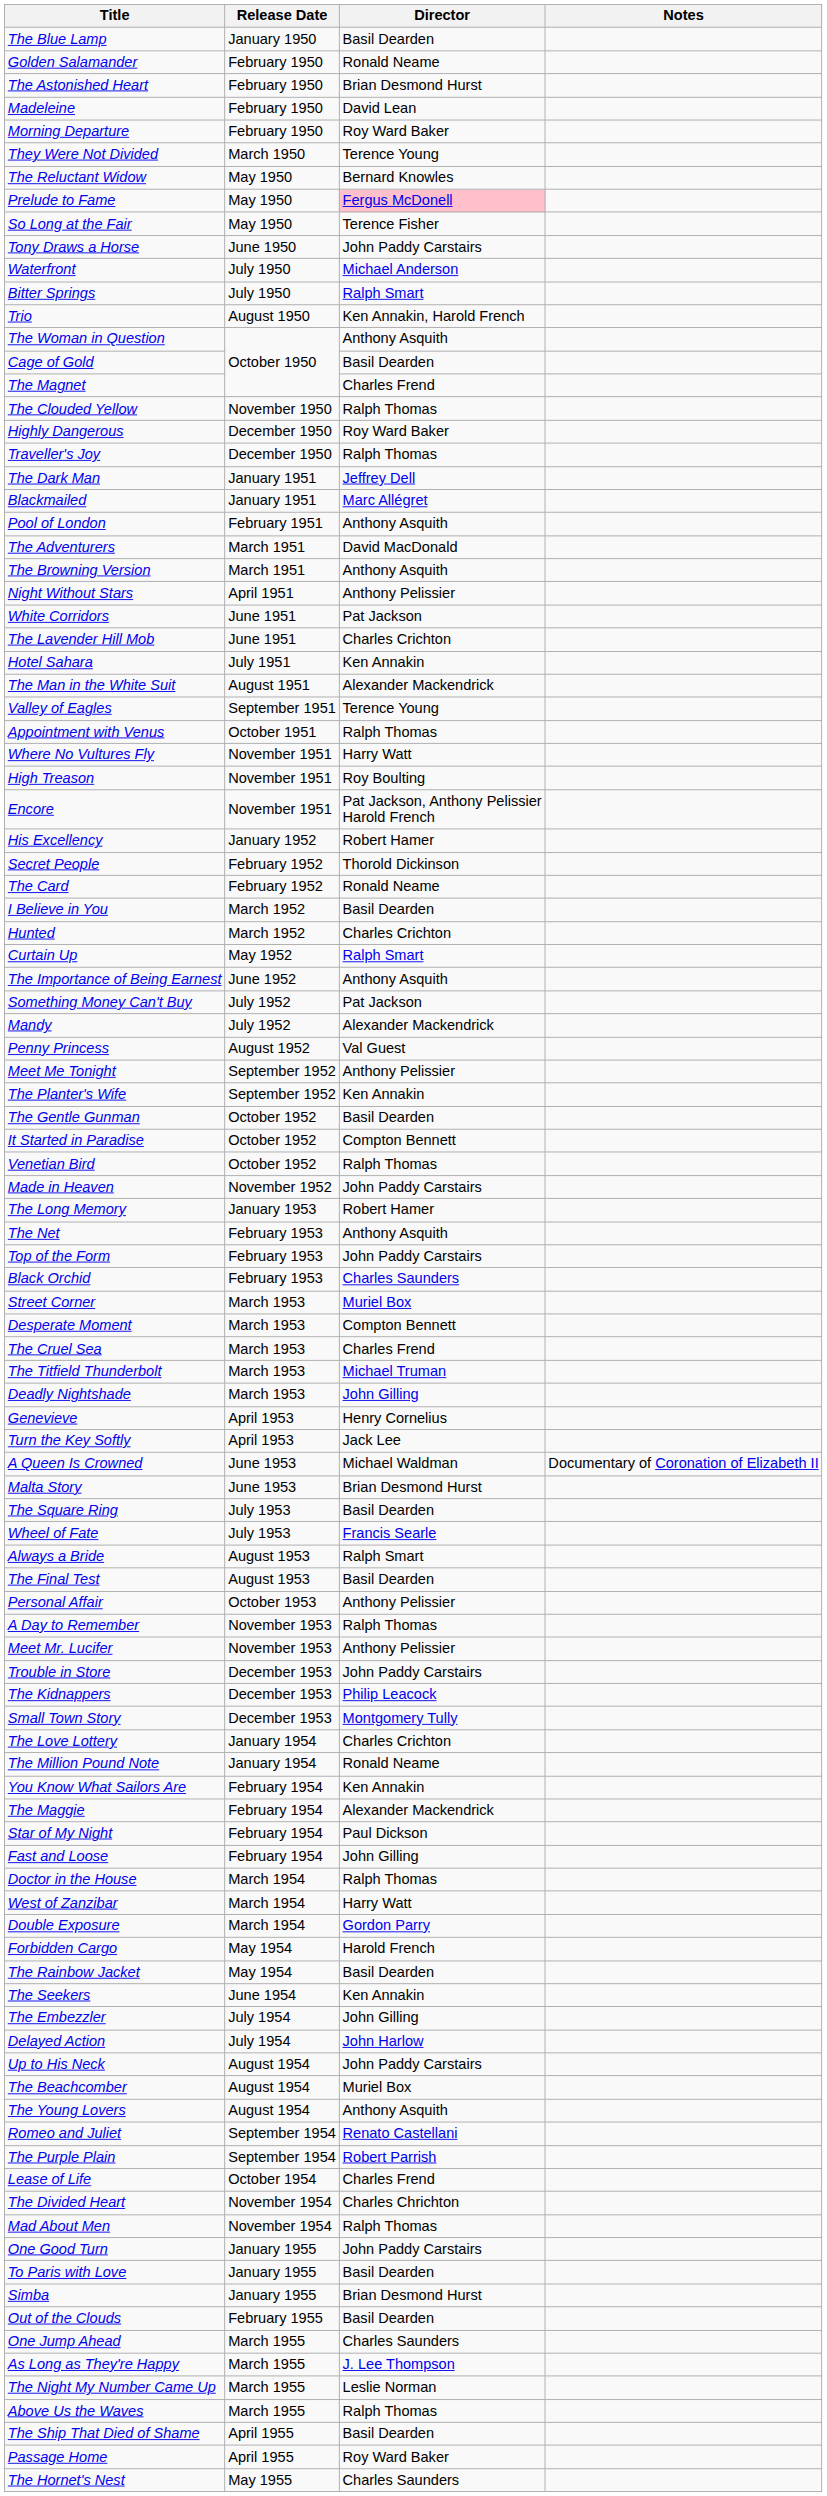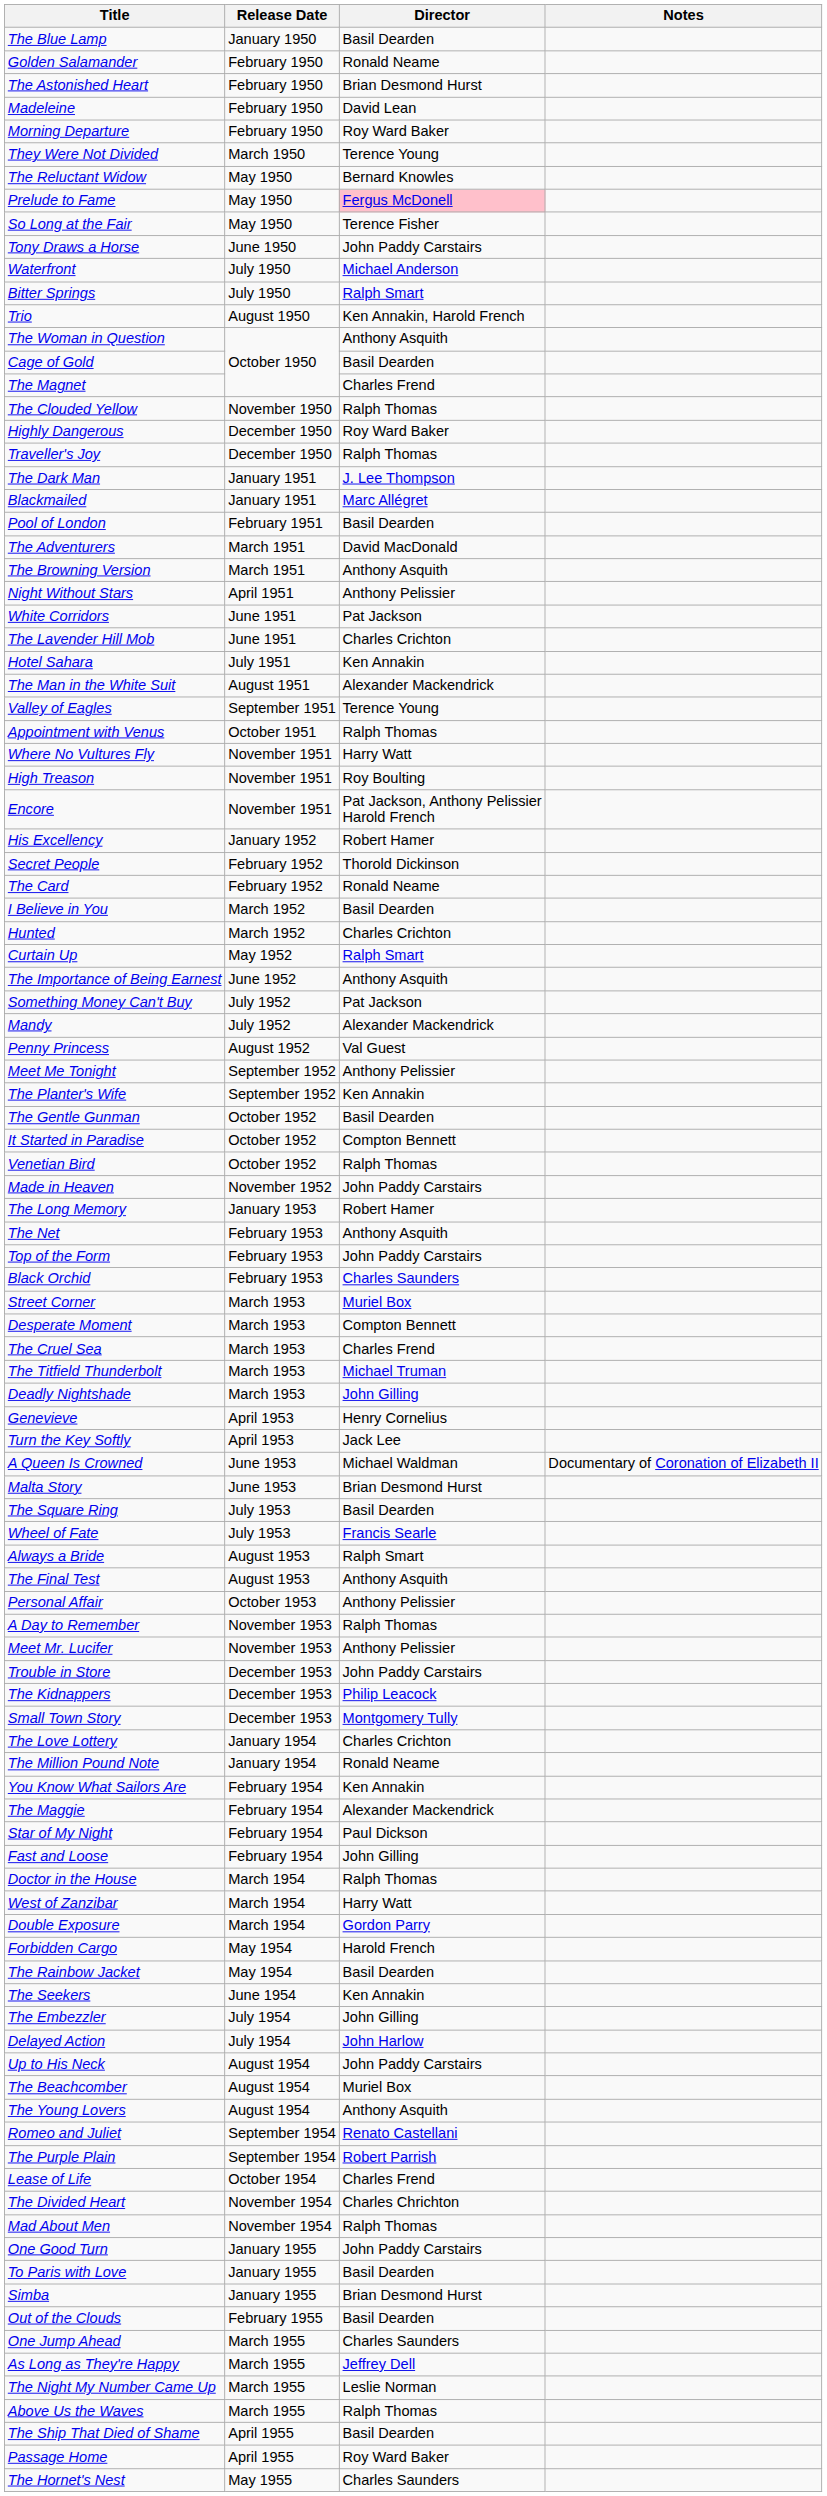(379, 477) Jeffrey Dell -> (399, 477) J. Lee Thompson
(395, 524) Anthony Asquith -> (388, 524) Basil Dearden
(388, 1579) Basil Dearden -> (395, 1579) Anthony Asquith
(399, 2364) J. Lee Thompson -> (379, 2364) Jeffrey Dell
